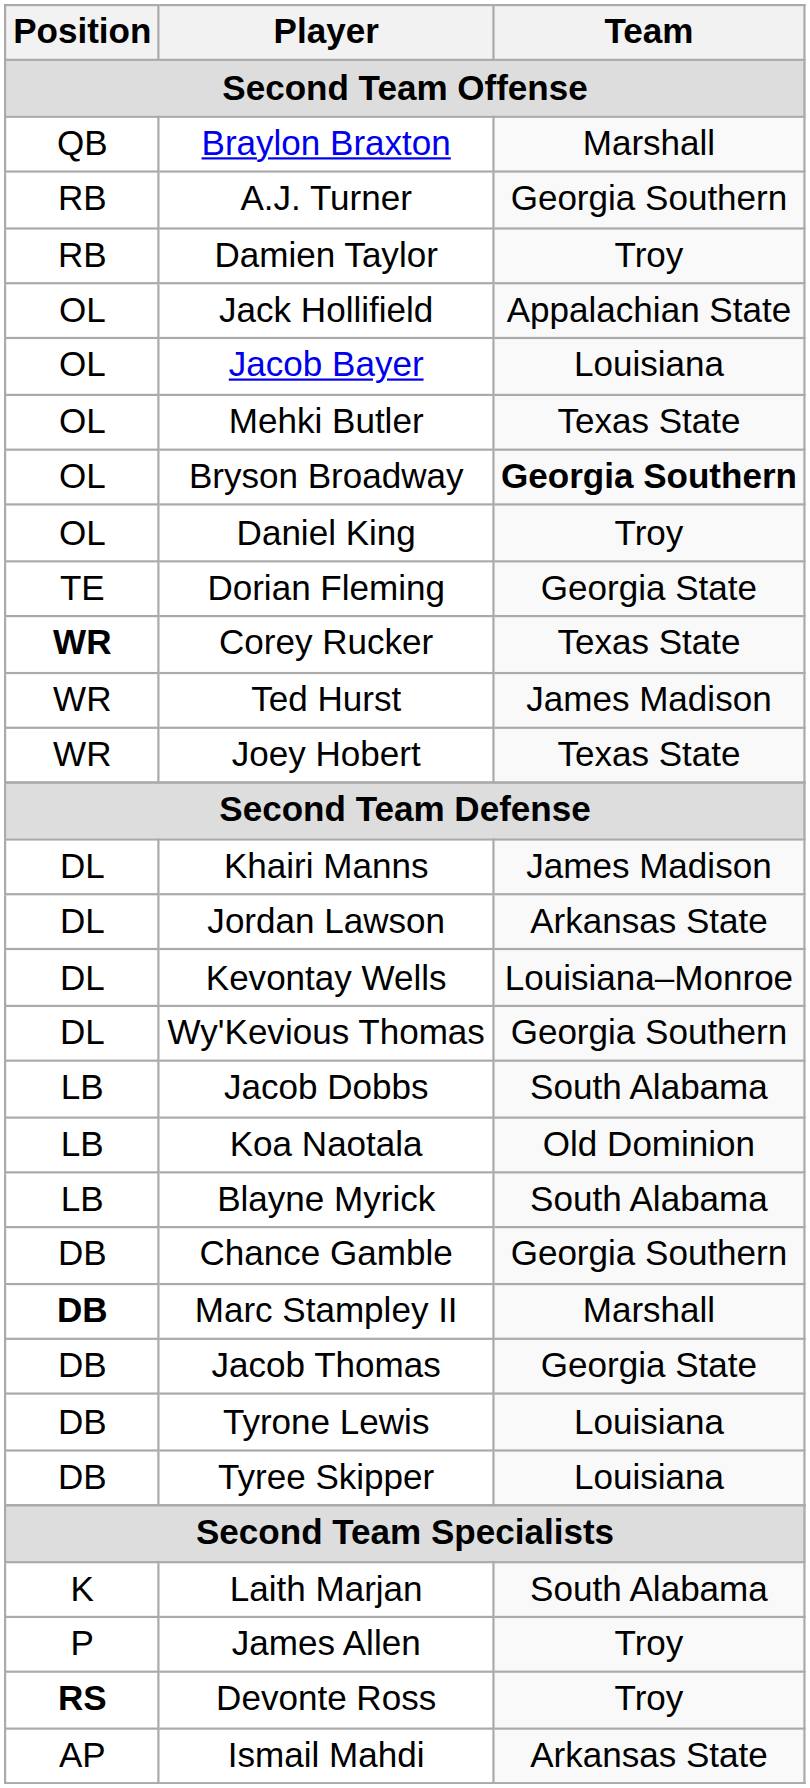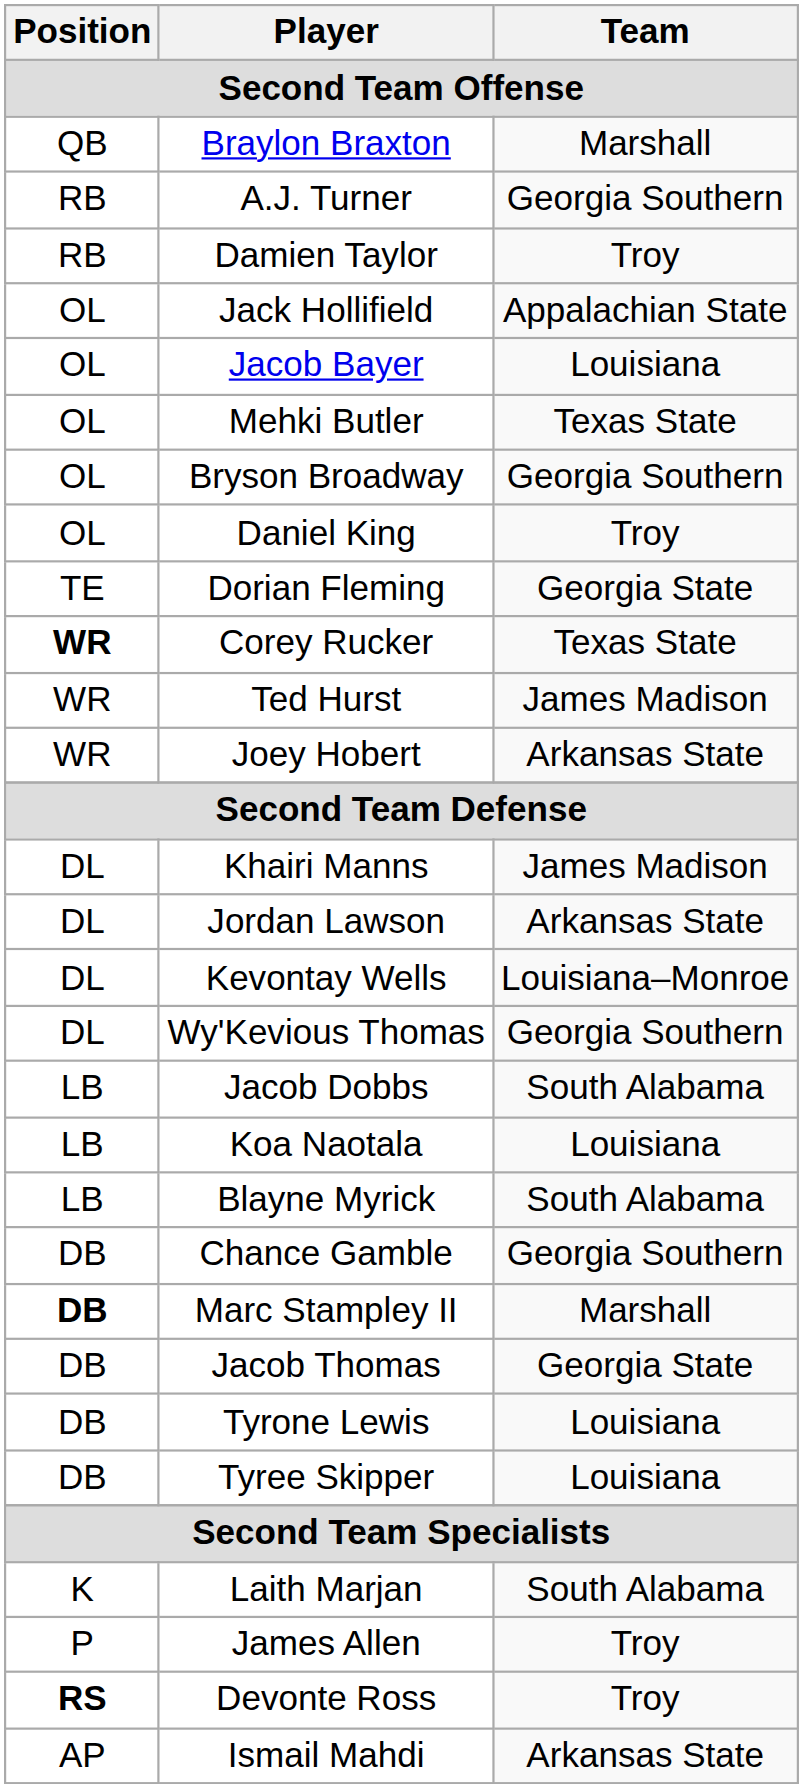(649, 476) bold -> (645, 476) normal
(649, 754) Texas State -> (645, 754) Arkansas State
(649, 1143) Old Dominion -> (645, 1143) Louisiana
